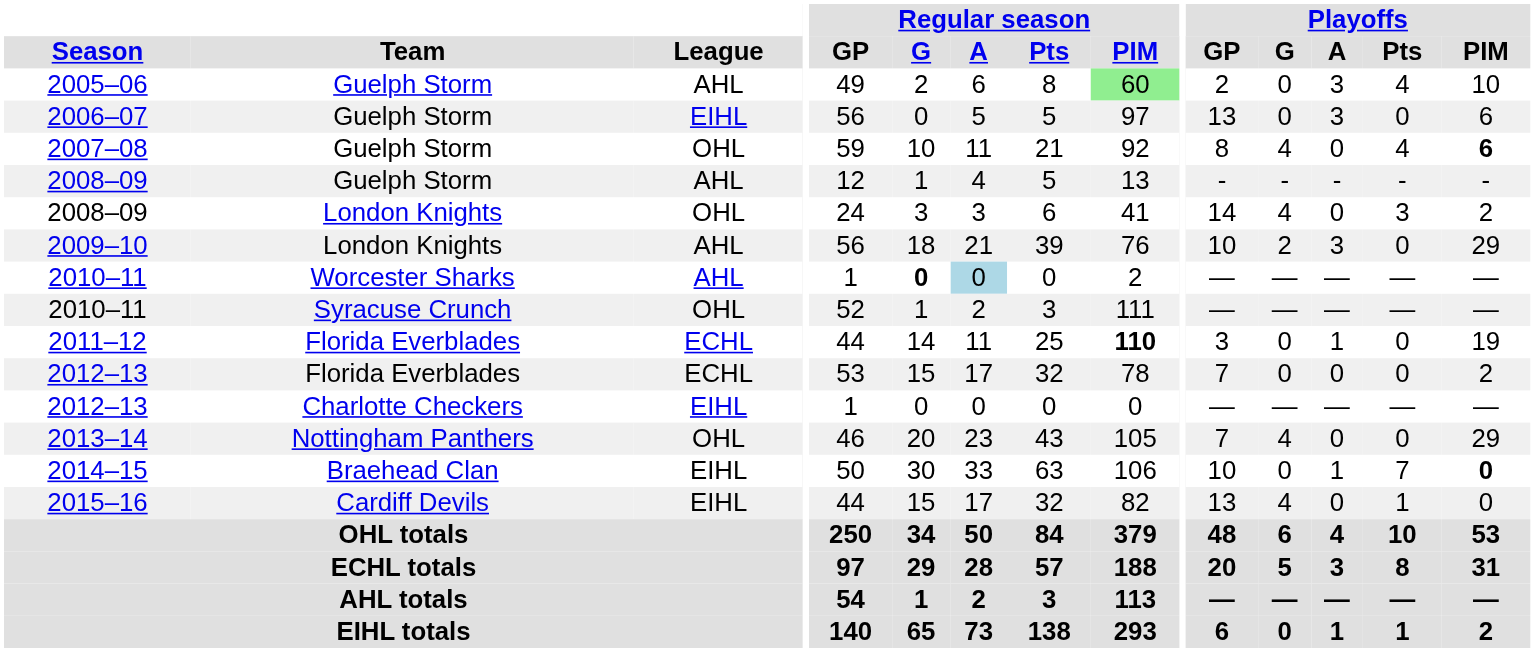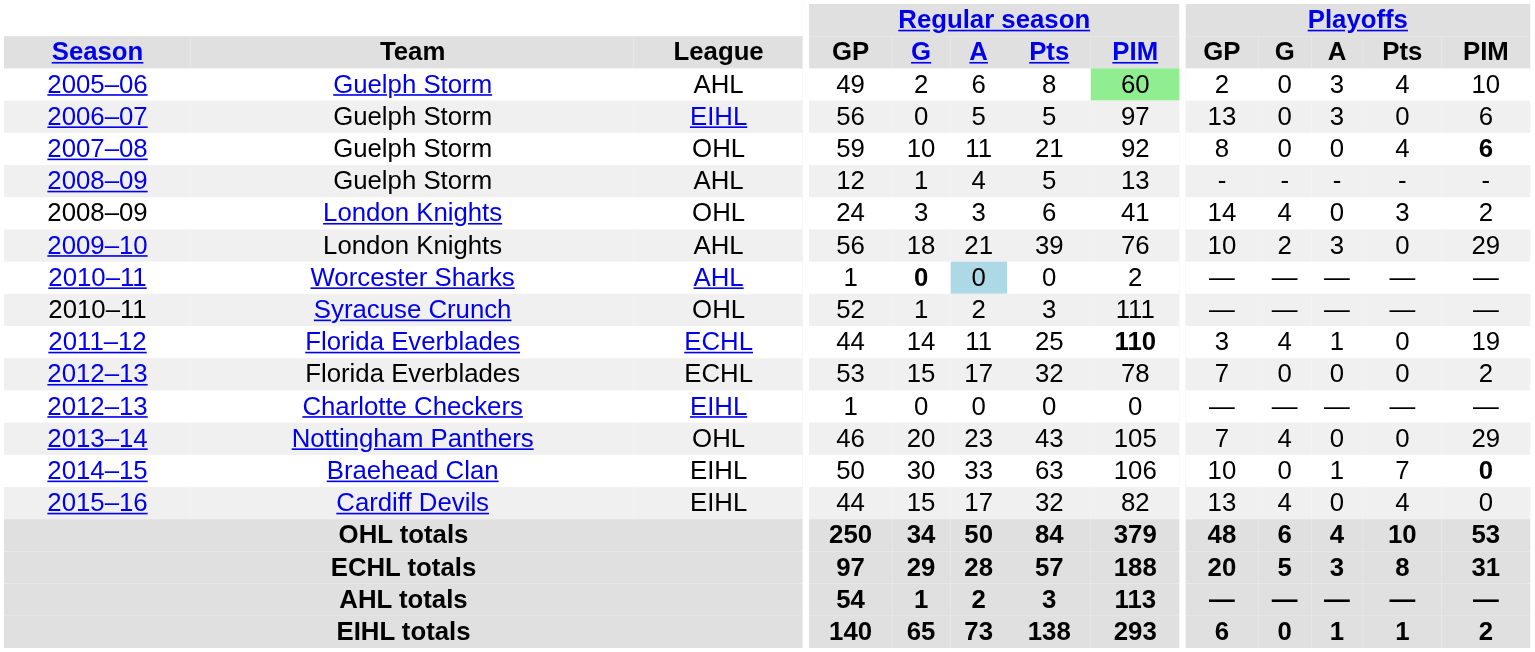(1285, 148) 4 -> (1285, 148) 0
(1285, 341) 0 -> (1285, 341) 4
(1402, 502) 1 -> (1402, 502) 4
